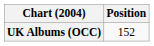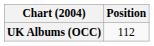(126, 31) 152 -> (126, 31) 112
